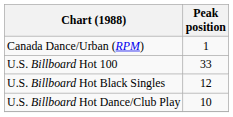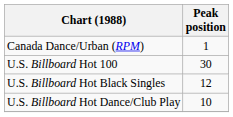(206, 64) 33 -> (206, 64) 30
